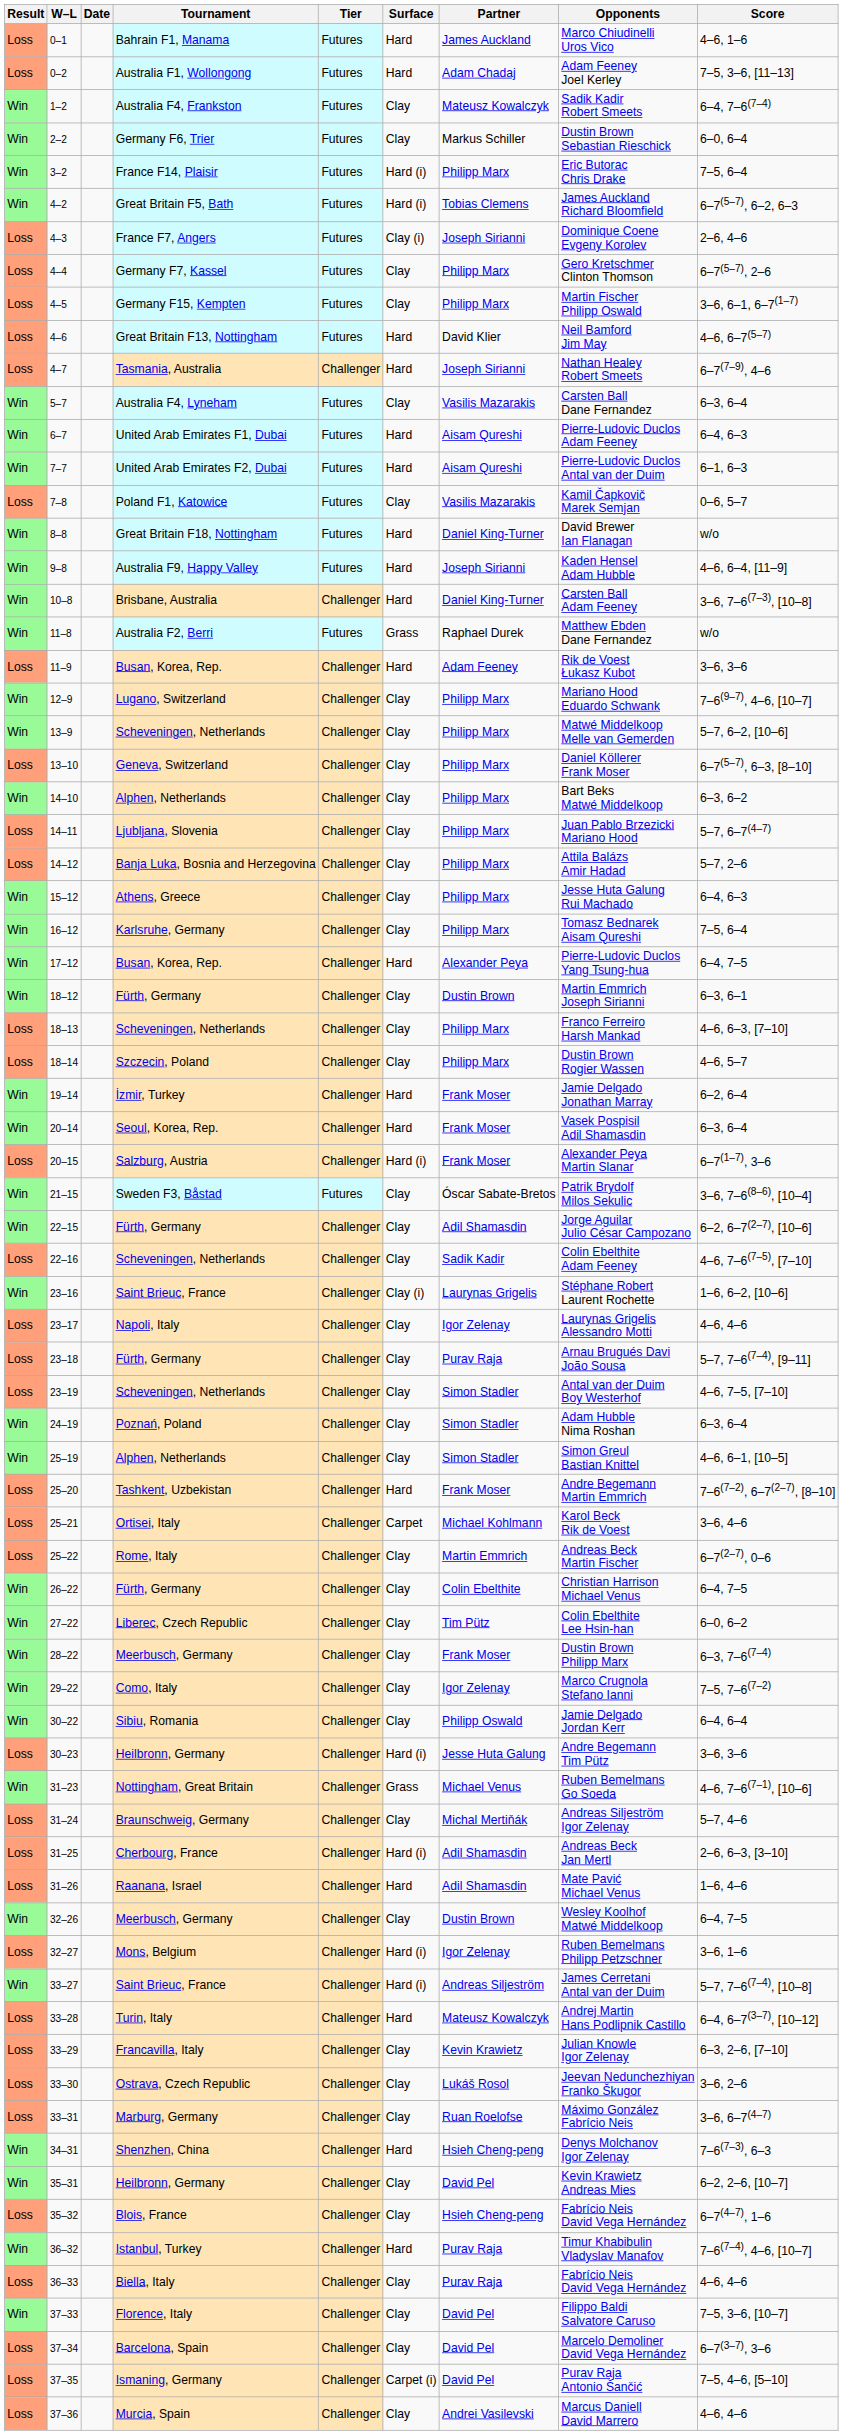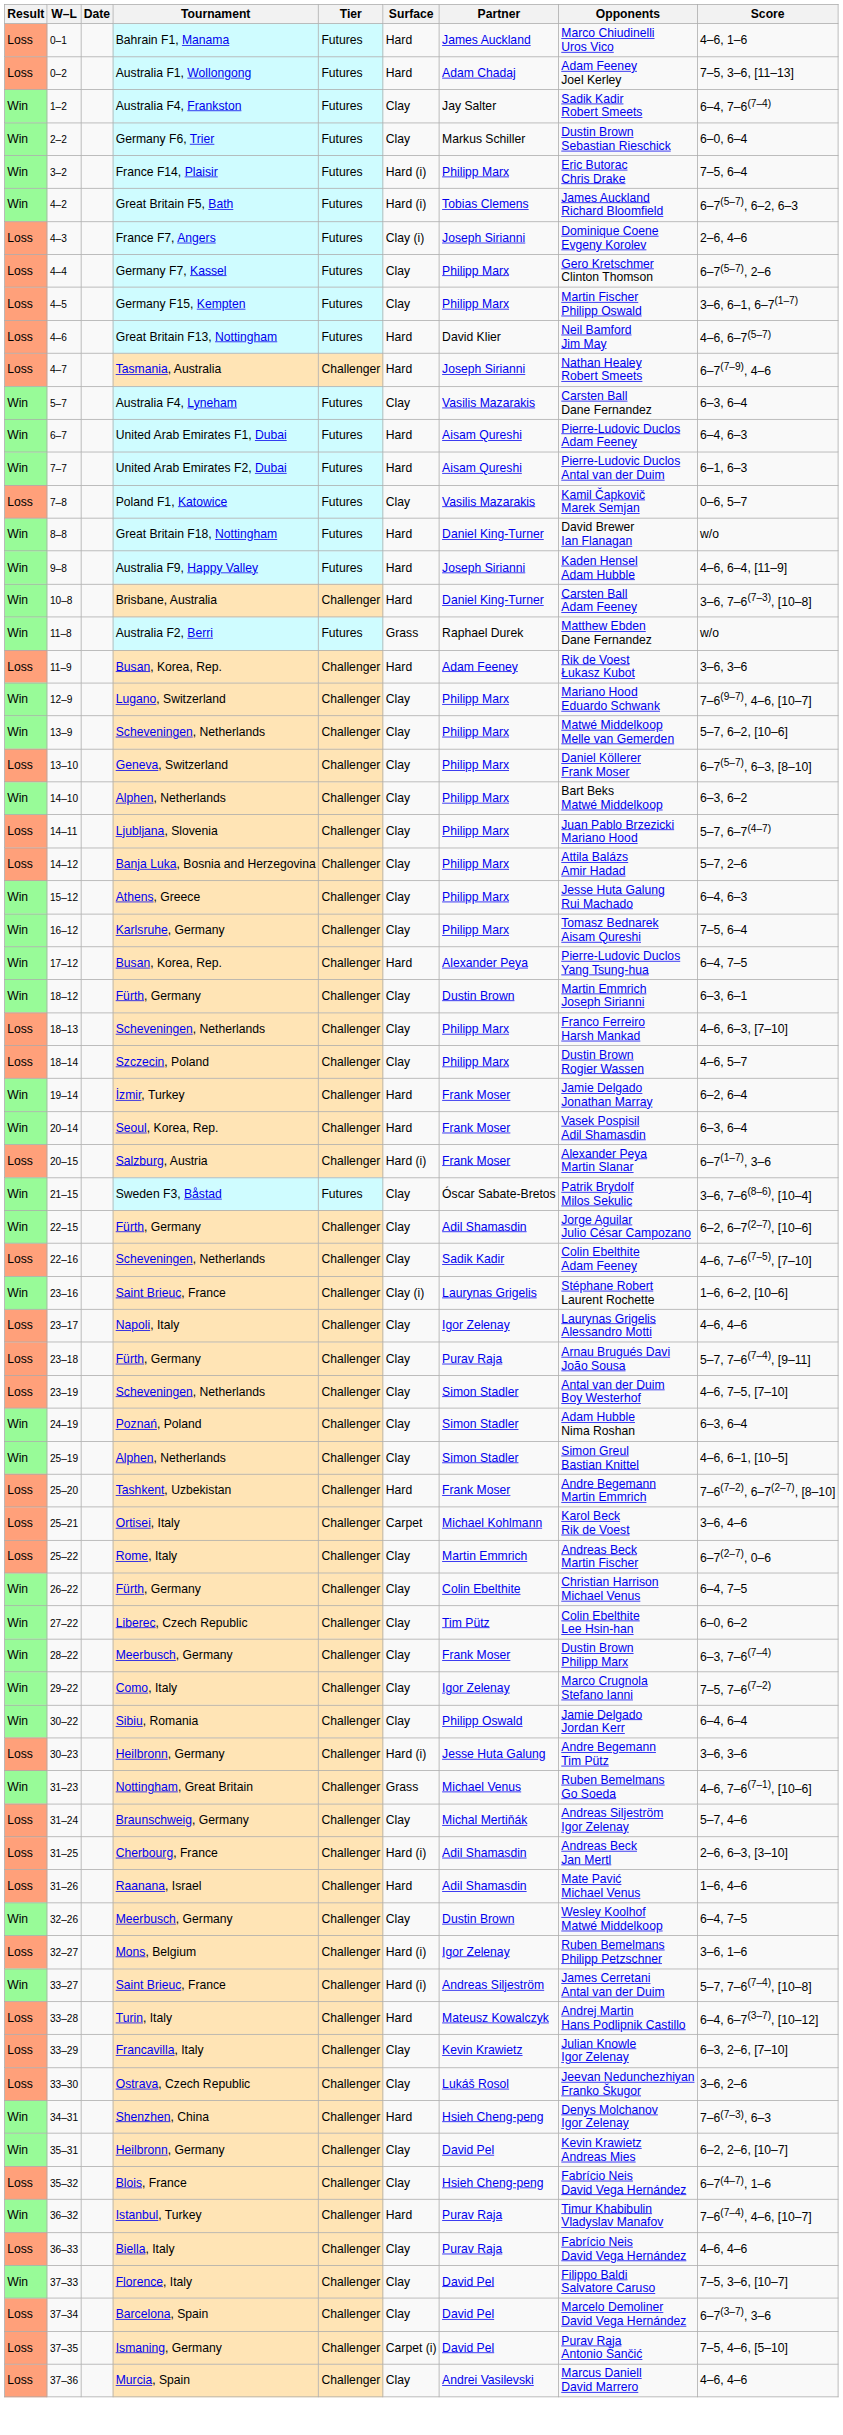(496, 106) Mateusz Kowalczyk -> (469, 106) Jay Salter
- row: (64, 2117)
